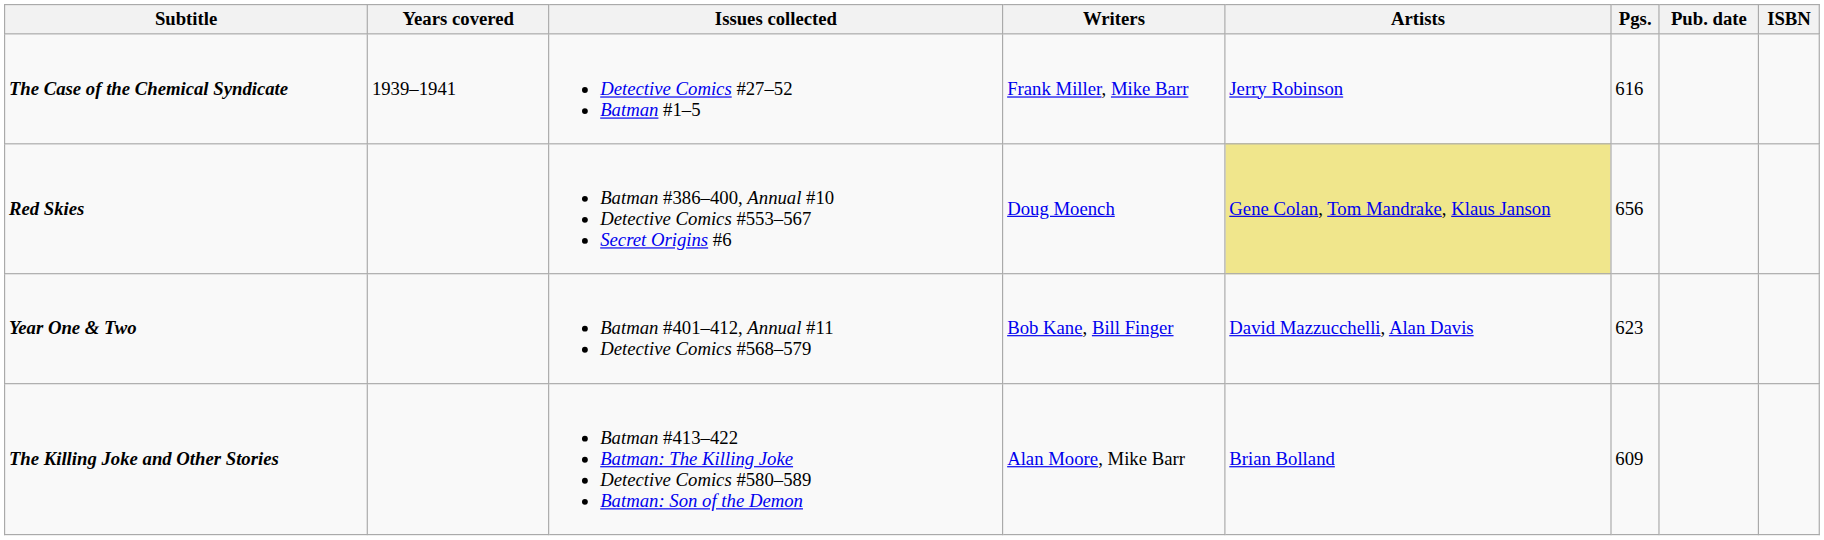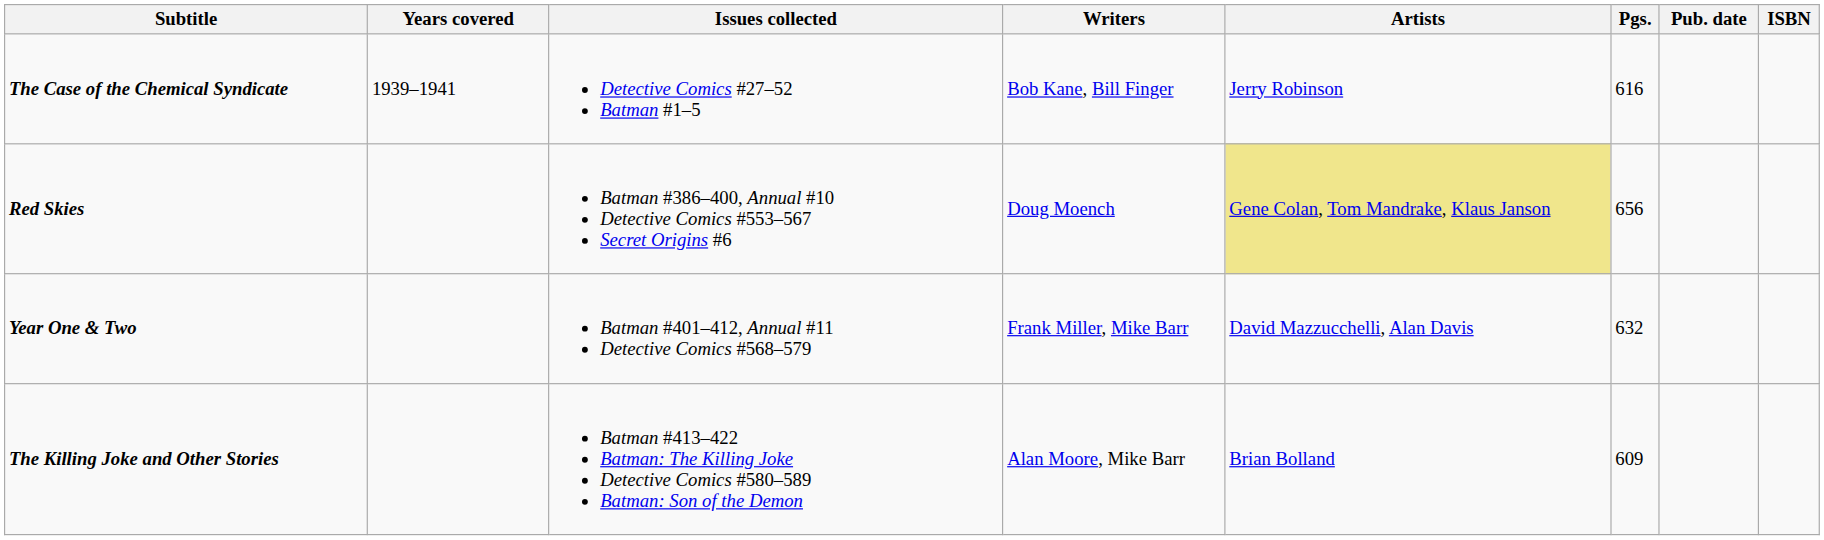(1098, 88) Frank Miller, Mike Barr -> (1090, 88) Bob Kane, Bill Finger
(1090, 328) Bob Kane, Bill Finger -> (1098, 328) Frank Miller, Mike Barr
(1629, 328) 623 -> (1629, 328) 632
